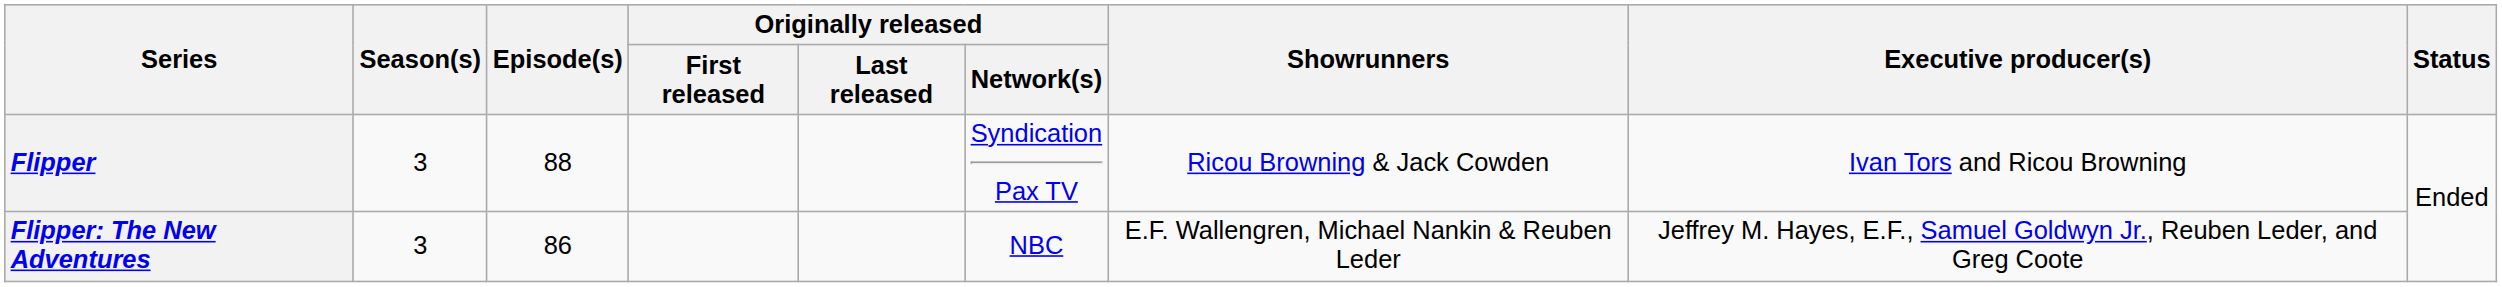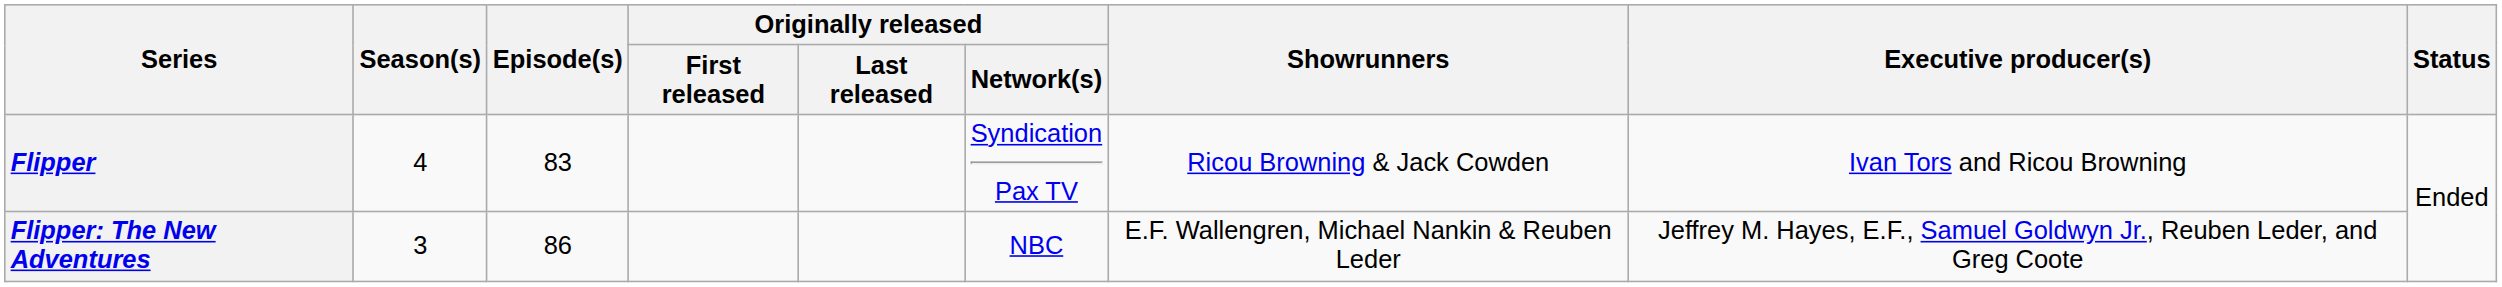(420, 162) 3 -> (420, 162) 4
(558, 162) 88 -> (558, 162) 83
